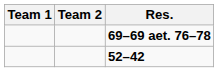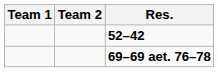rows swapped: (126, 56) <-> (159, 35)
